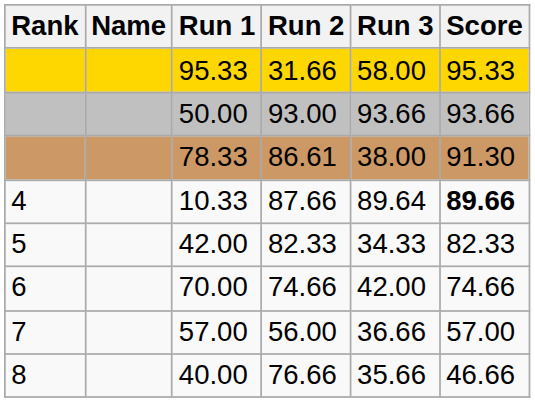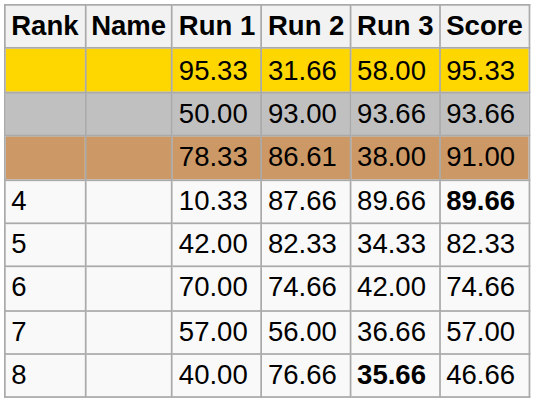(481, 157) 91.30 -> (481, 157) 91.00
(392, 200) 89.64 -> (392, 200) 89.66
(392, 375) normal -> (392, 375) bold
